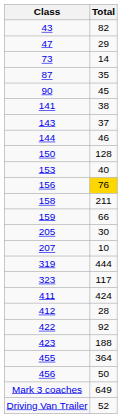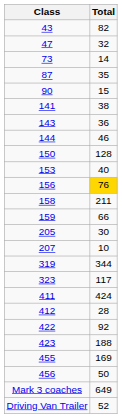(104, 43) 29 -> (104, 43) 32
(104, 91) 45 -> (104, 91) 15
(104, 122) 37 -> (104, 122) 36
(104, 264) 444 -> (104, 264) 344
(104, 358) 364 -> (104, 358) 169
